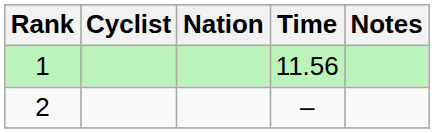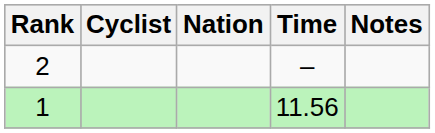rows swapped: (42, 66) <-> (42, 107)
